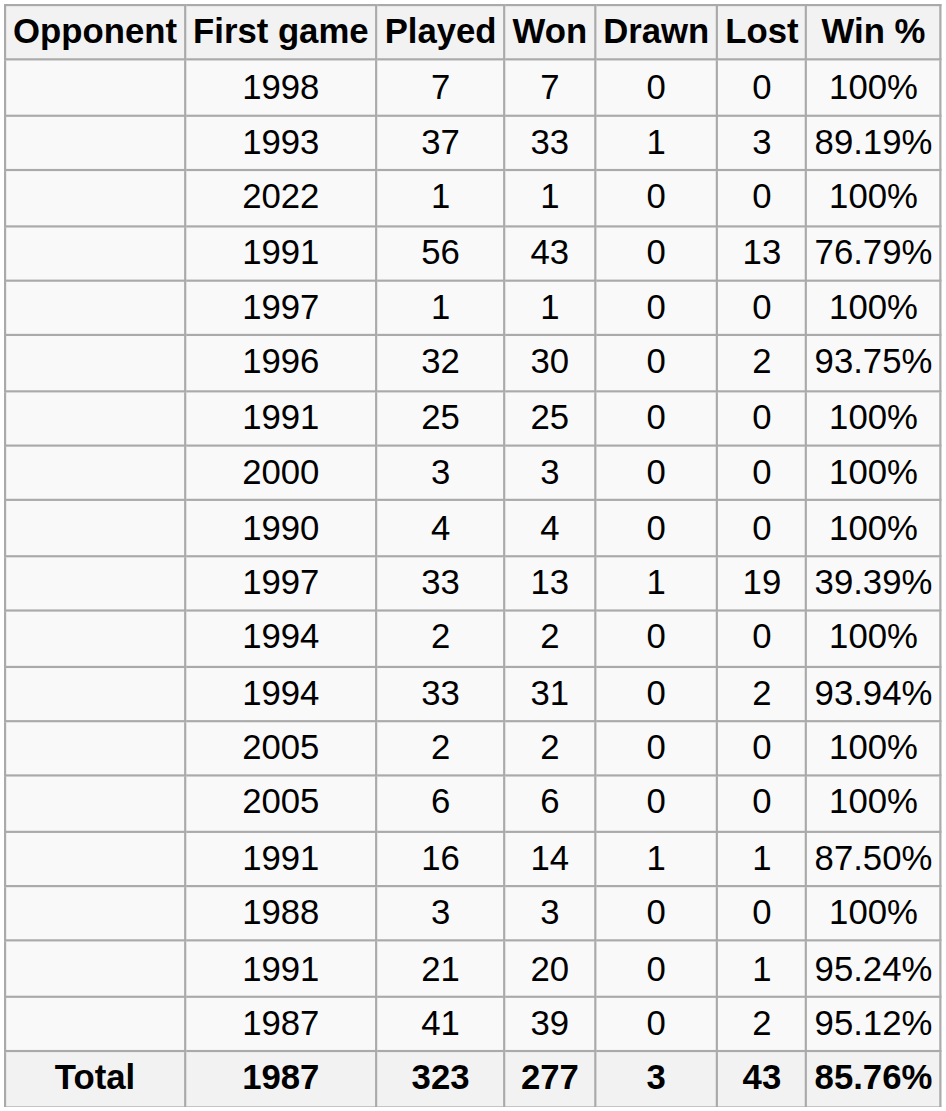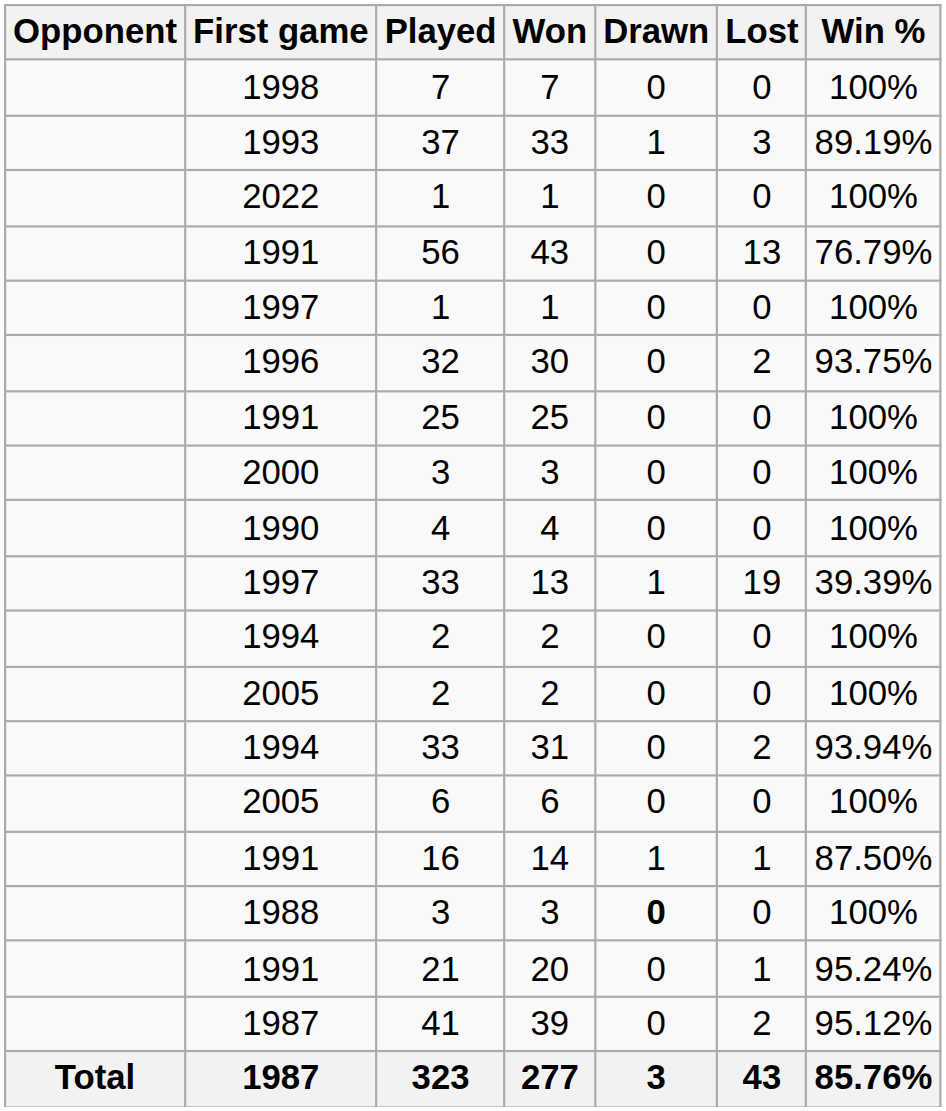rows swapped: (281, 747) <-> (281, 692)
(656, 913) normal -> (656, 913) bold
